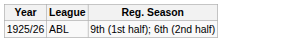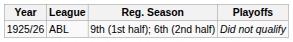+ column: (253, 12)
